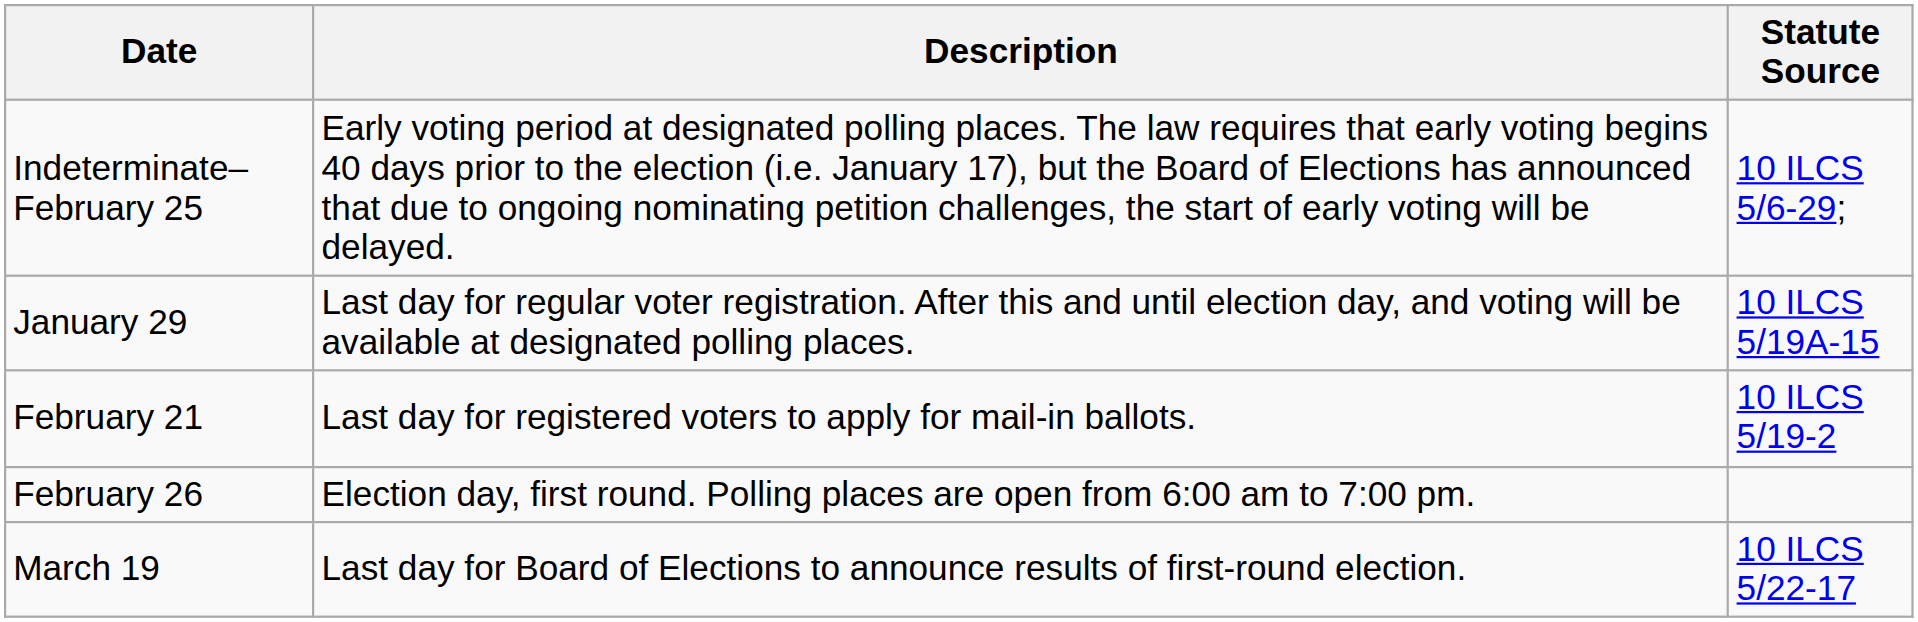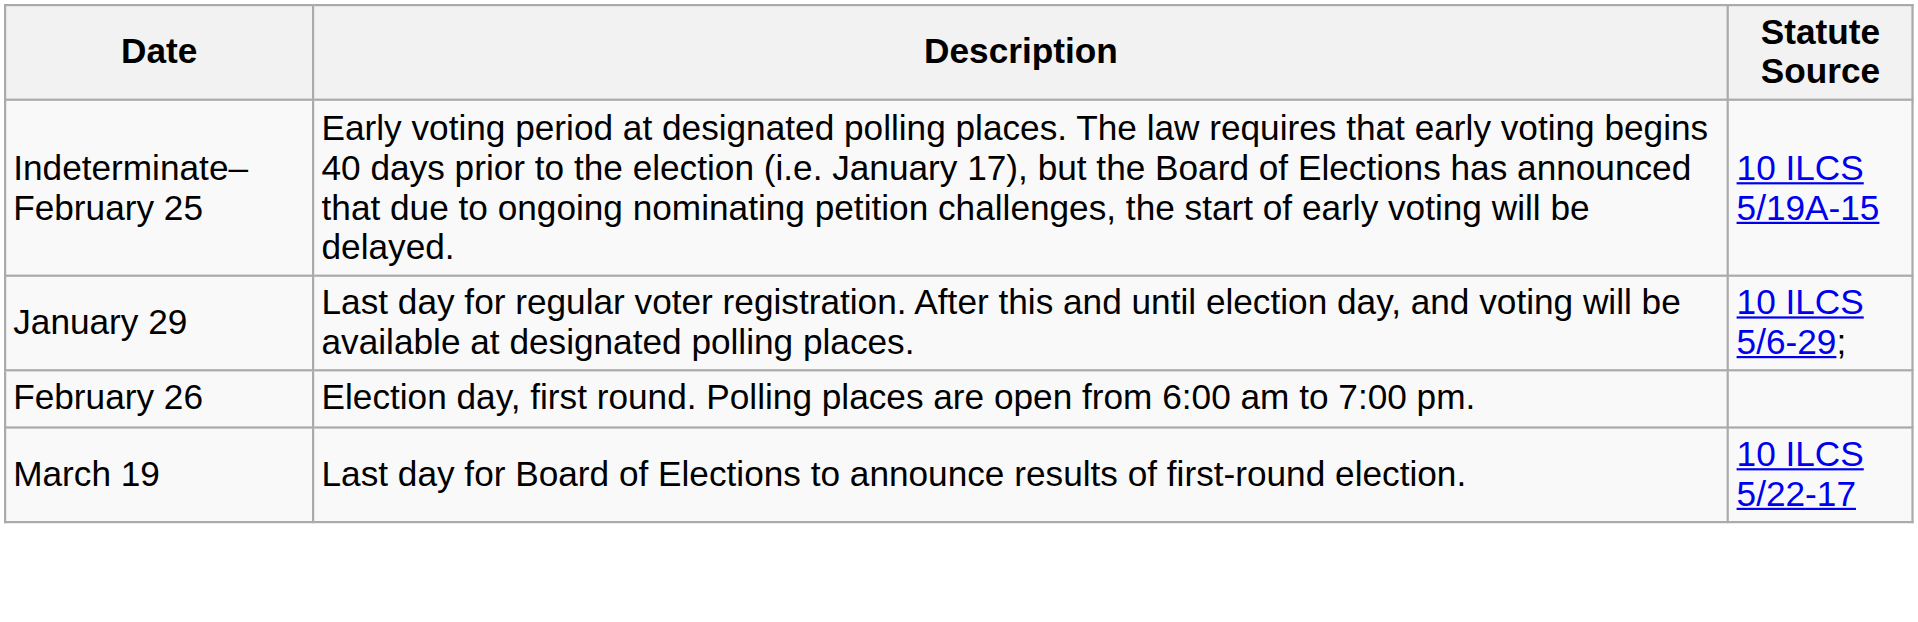(1800, 187) 10 ILCS 5/6-29; -> (1808, 187) 10 ILCS 5/19A-15
(1808, 322) 10 ILCS 5/19A-15 -> (1800, 322) 10 ILCS 5/6-29;
- row: (108, 417)
